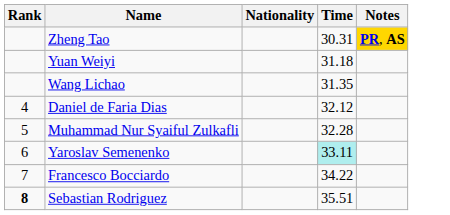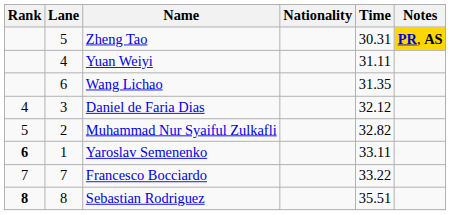+ column: (64, 15)
(337, 61) 31.18 -> (375, 61) 31.11
(337, 130) 32.28 -> (375, 130) 32.82
(25, 152) normal -> (25, 152) bold
(337, 152) paleturquoise background -> (375, 152) no background
(337, 175) 34.22 -> (375, 175) 33.22
